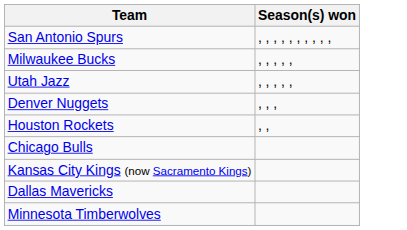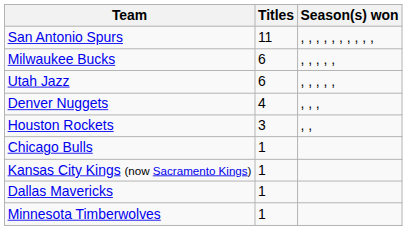+ column: (276, 15)
